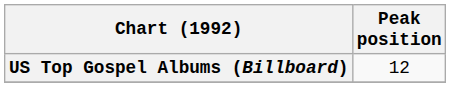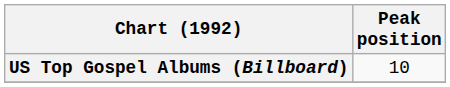(399, 68) 12 -> (399, 68) 10
